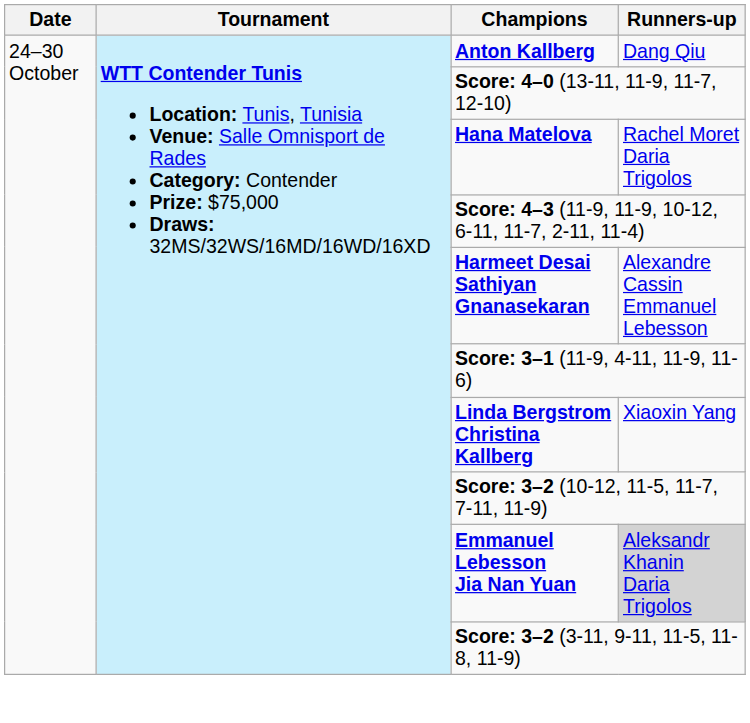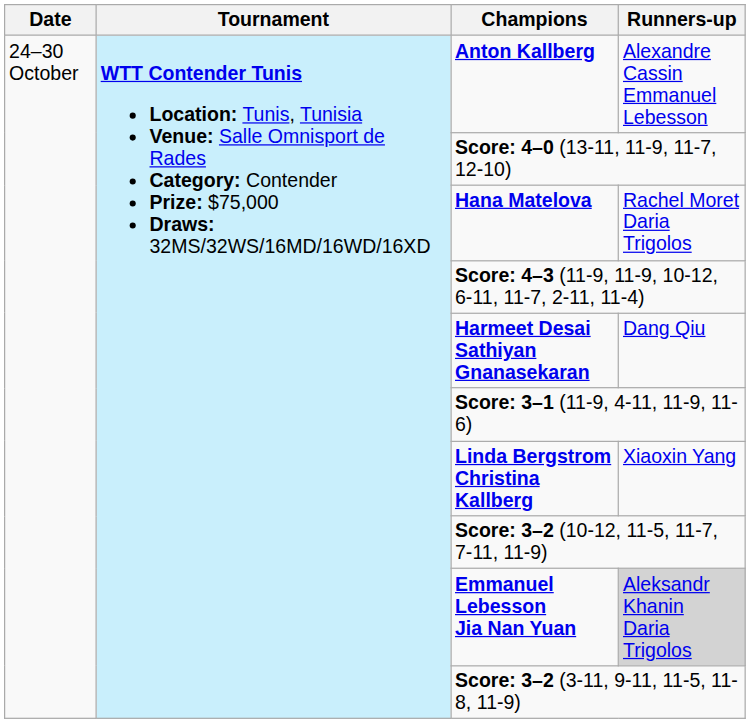(664, 50) Dang Qiu -> (670, 83) Alexandre Cassin Emmanuel Lebesson
(670, 295) Alexandre Cassin Emmanuel Lebesson -> (664, 328) Dang Qiu
